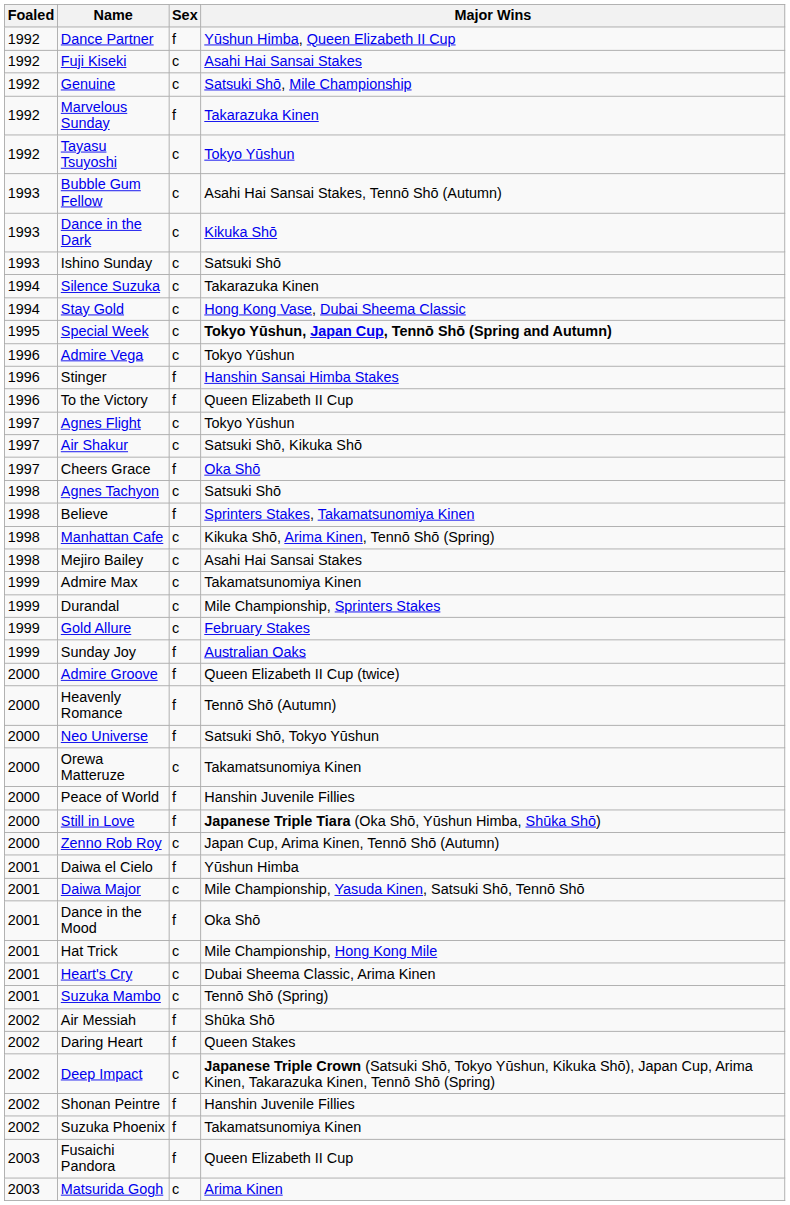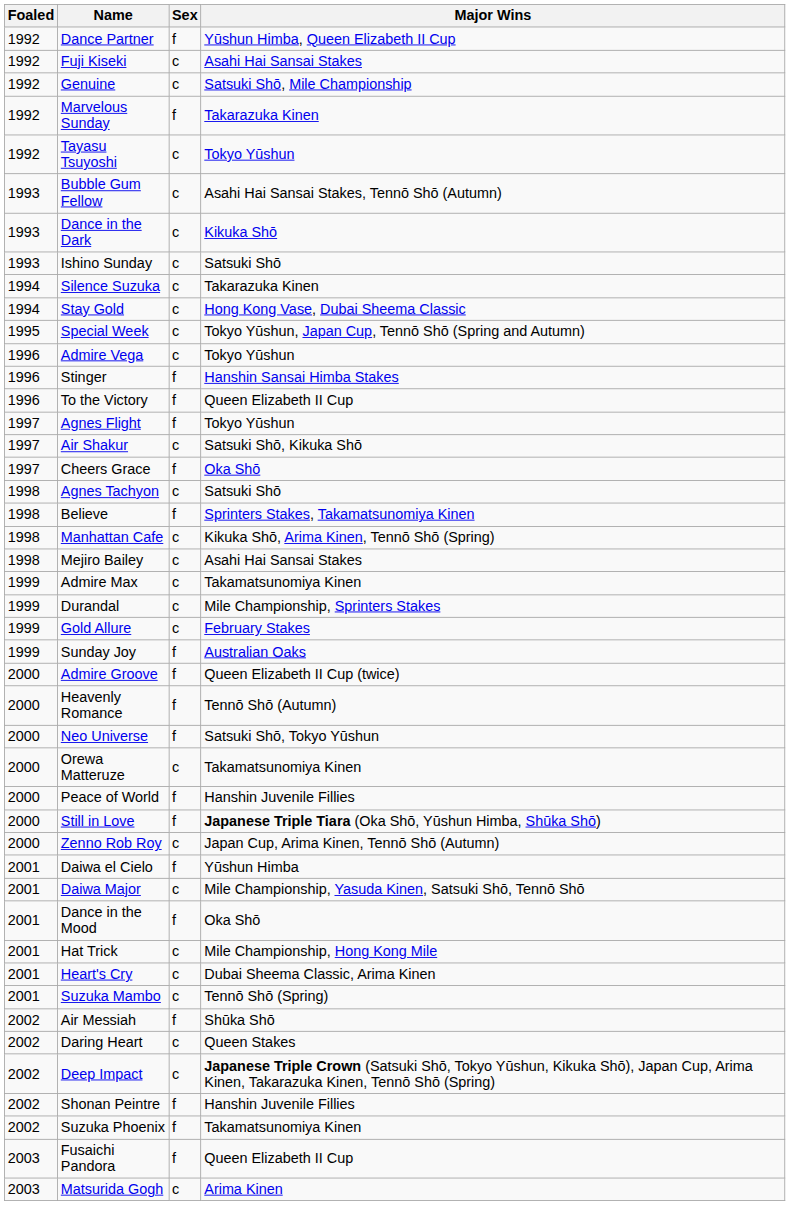(408, 331) bold -> (395, 331) normal
(176, 423) c -> (174, 423) f
(174, 1042) f -> (176, 1042) c
